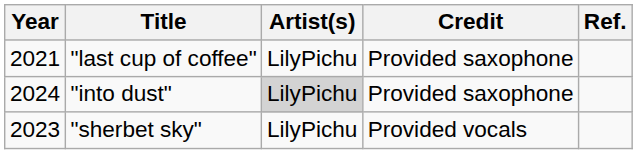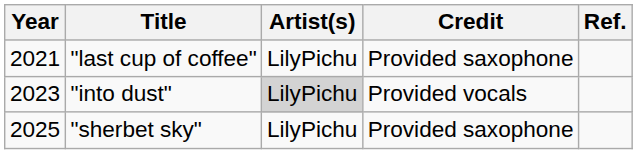(35, 93) 2024 -> (35, 93) 2023
(471, 93) Provided saxophone -> (447, 93) Provided vocals
(35, 129) 2023 -> (35, 129) 2025
(447, 129) Provided vocals -> (471, 129) Provided saxophone
